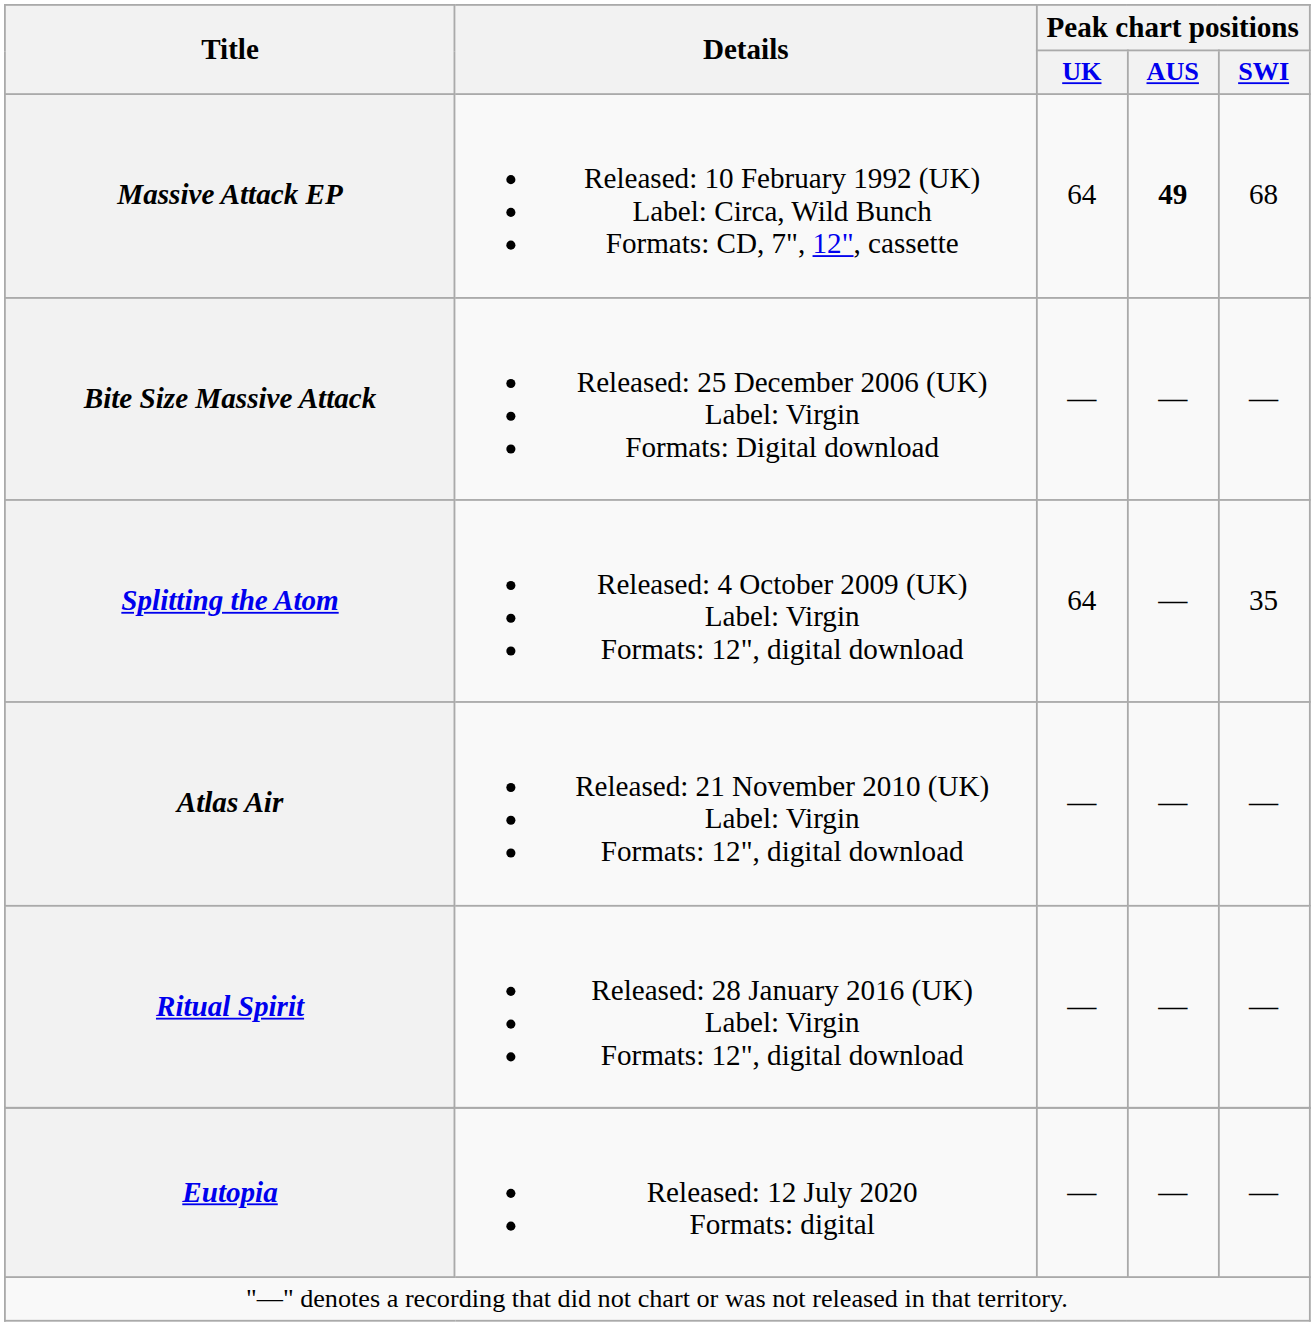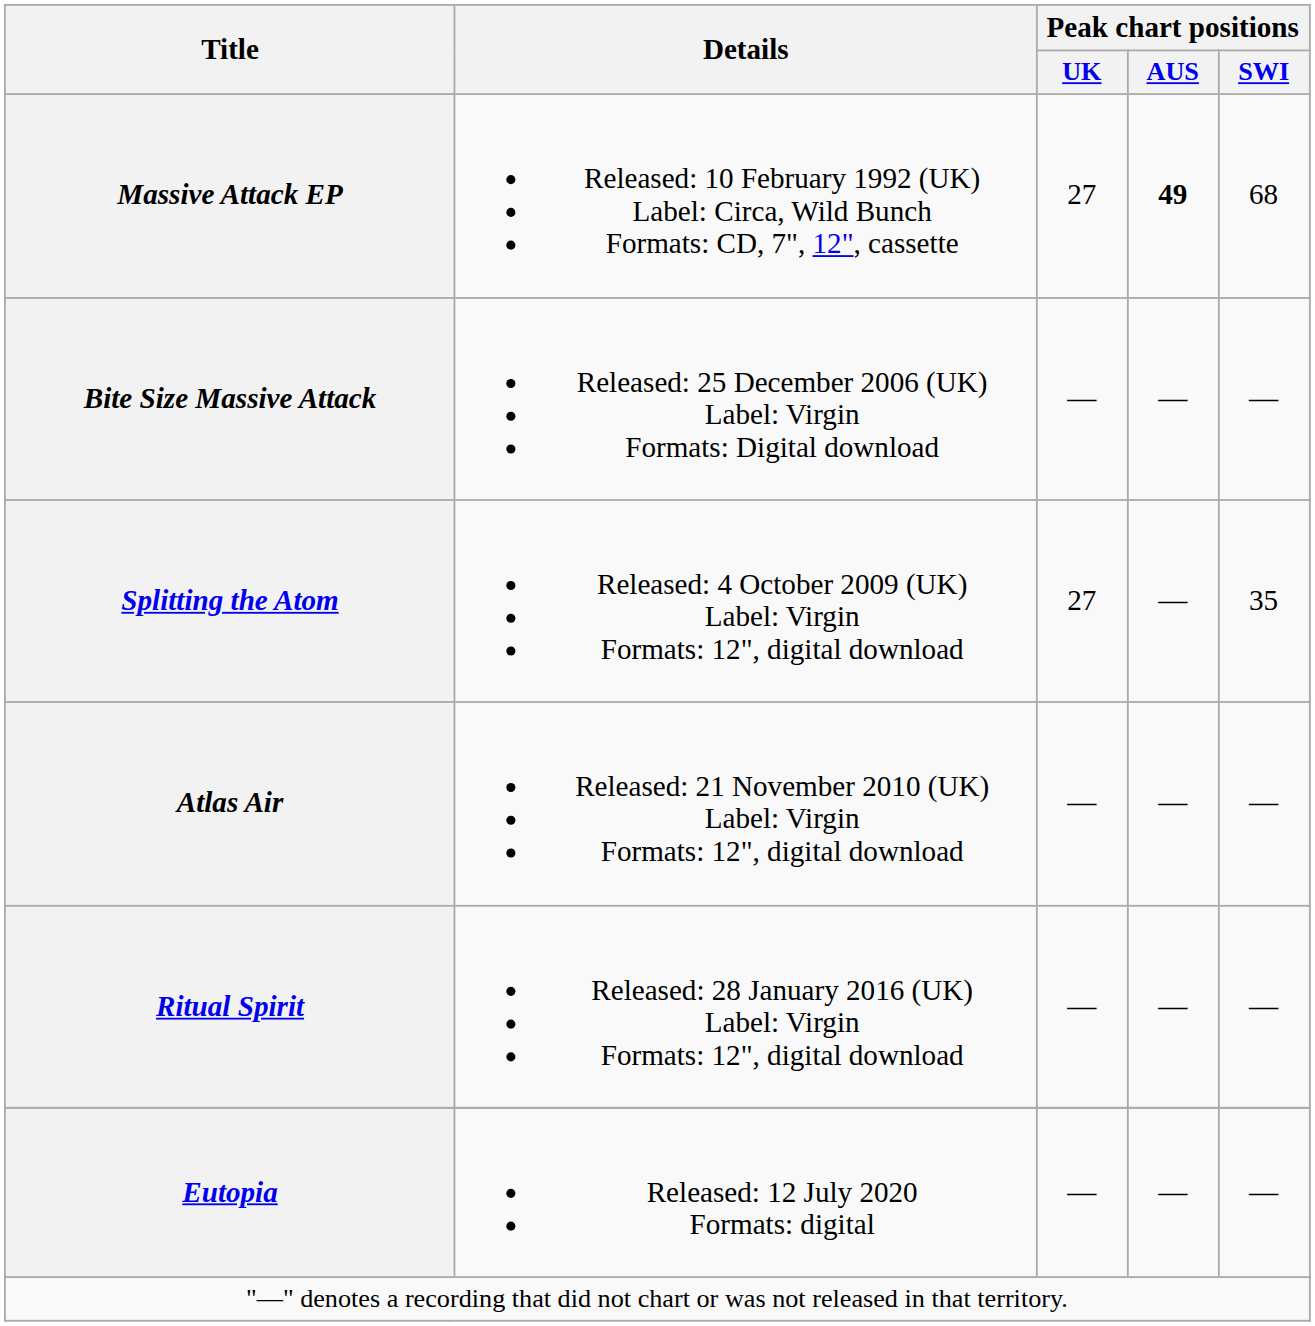(1082, 195) 64 -> (1082, 195) 27
(1082, 600) 64 -> (1082, 600) 27
